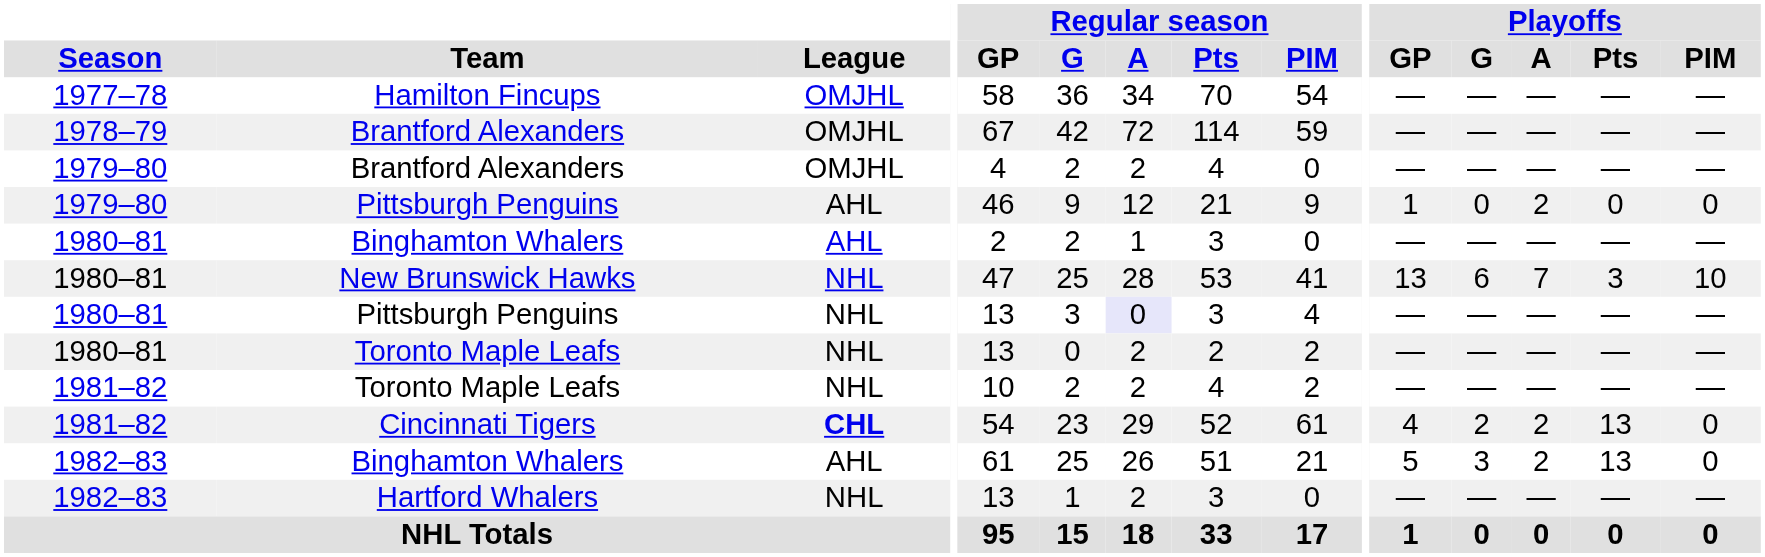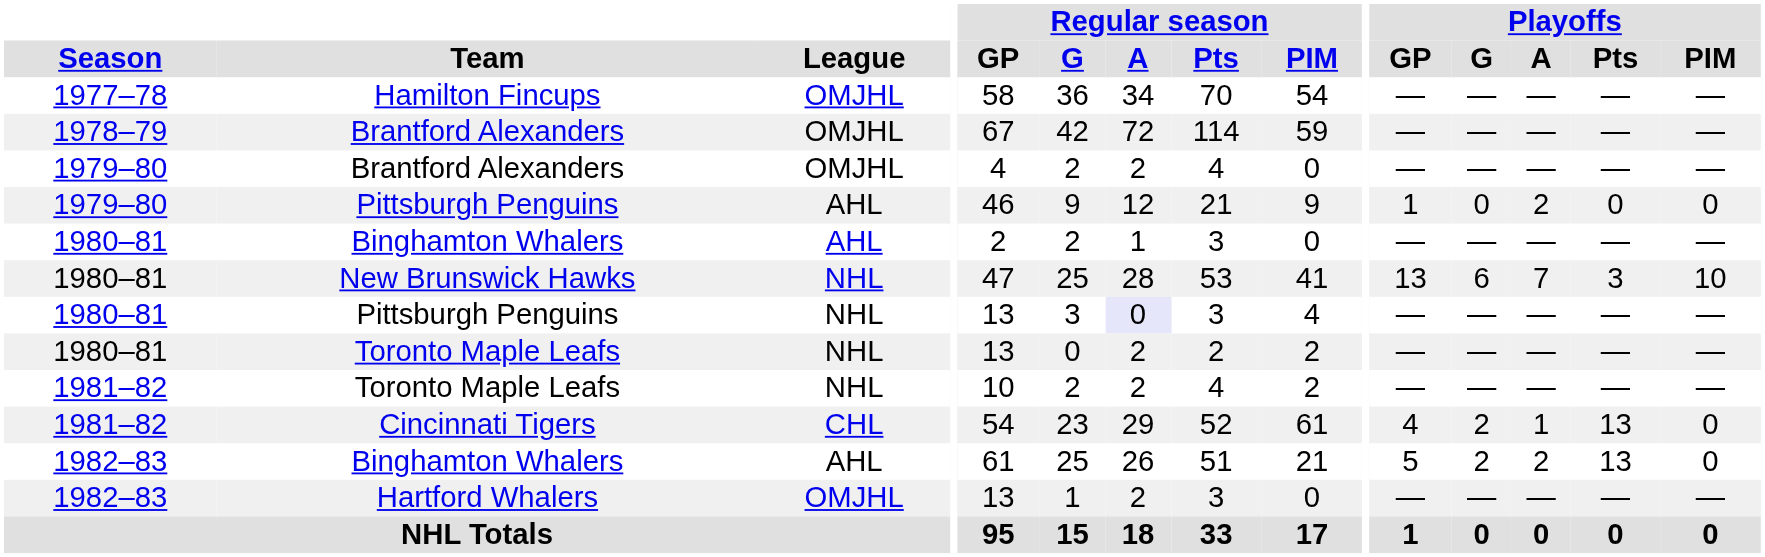(854, 424) bold -> (854, 424) normal
(1541, 424) 2 -> (1541, 424) 1
(1482, 461) 3 -> (1482, 461) 2
(854, 497) NHL -> (854, 497) OMJHL
